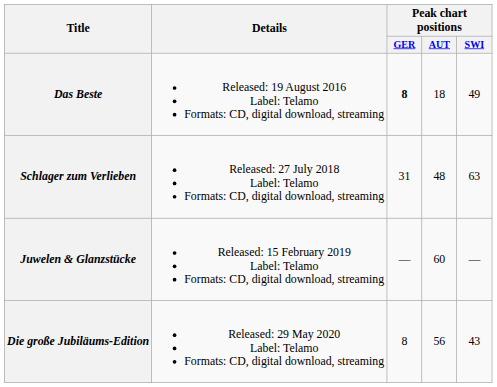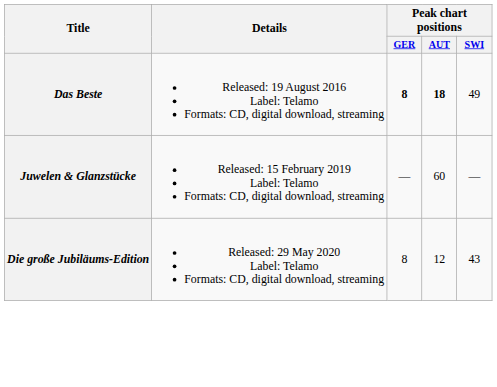(439, 94) normal -> (439, 94) bold
- row: (78, 176)
(439, 341) 56 -> (439, 259) 12
